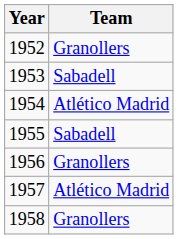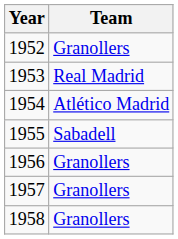(84, 76) Sabadell -> (99, 76) Real Madrid
(111, 190) Atlético Madrid -> (91, 190) Granollers
